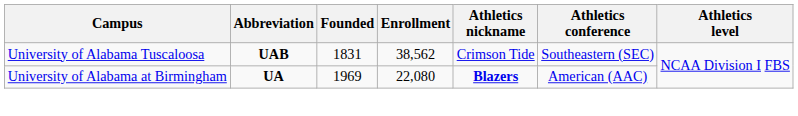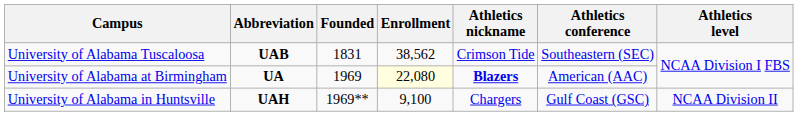(415, 76) no background -> (415, 76) lightyellow background
+ row: (111, 99)
